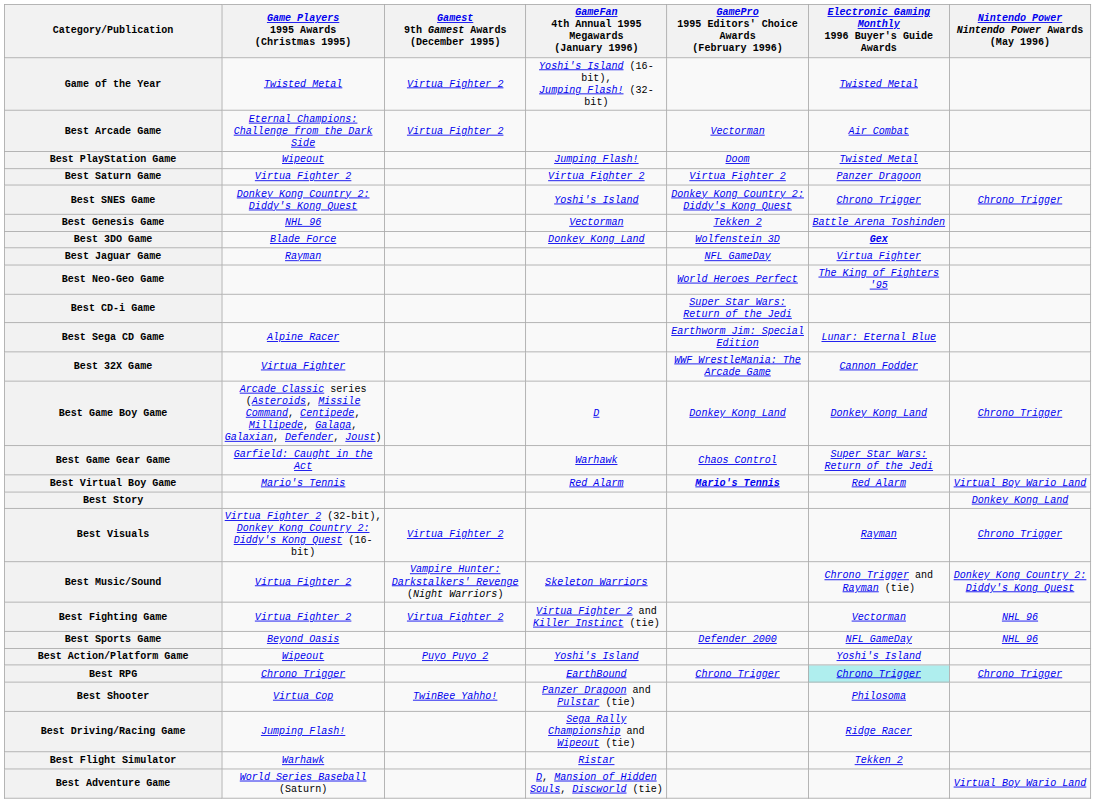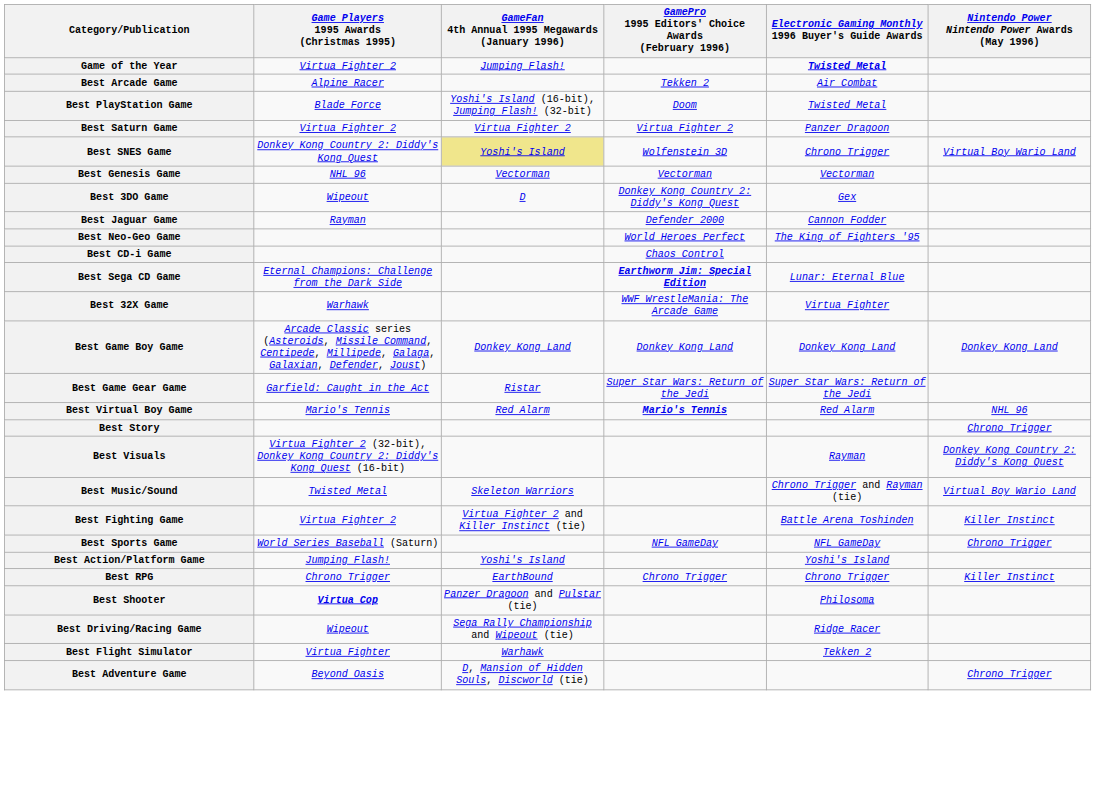- column: (455, 31)
(303, 84) Twisted Metal -> (348, 66) Virtua Fighter 2
(596, 84) Yoshi's Island (16-bit), Jumping Flash! (32-bit) -> (523, 66) Jumping Flash!
(879, 84) normal -> (847, 66) bold
(303, 131) Eternal Champions: Challenge from the Dark Side -> (348, 83) Alpine Racer
(738, 131) Vectorman -> (685, 83) Tekken 2
(303, 160) Wipeout -> (348, 106) Blade Force
(596, 160) Jumping Flash! -> (523, 106) Yoshi's Island (16-bit), Jumping Flash! (32-bit)
(596, 200) no background -> (523, 152) khaki background
(738, 200) Donkey Kong Country 2: Diddy's Kong Quest -> (685, 152) Wolfenstein 3D
(1020, 200) Chrono Trigger -> (1009, 152) Virtual Boy Wario Land
(738, 223) Tekken 2 -> (685, 175) Vectorman
(879, 223) Battle Arena Toshinden -> (847, 175) Vectorman
(303, 240) Blade Force -> (348, 197) Wipeout
(596, 240) Donkey Kong Land -> (523, 197) D
(738, 240) Wolfenstein 3D -> (685, 197) Donkey Kong Country 2: Diddy's Kong Quest
(879, 240) bold -> (847, 197) normal
(738, 256) NFL GameDay -> (685, 220) Defender 2000
(879, 256) Virtua Fighter -> (847, 220) Cannon Fodder
(738, 308) Super Star Wars: Return of the Jedi -> (685, 254) Chaos Control
(303, 337) Alpine Racer -> (348, 277) Eternal Champions: Challenge from the Dark Side
(738, 337) normal -> (685, 277) bold
(303, 366) Virtua Fighter -> (348, 306) Warhawk
(879, 366) Cannon Fodder -> (847, 306) Virtua Fighter
(596, 413) D -> (523, 347) Donkey Kong Land
(1020, 413) Chrono Trigger -> (1009, 347) Donkey Kong Land
(596, 460) Warhawk -> (523, 388) Ristar
(738, 460) Chaos Control -> (685, 388) Super Star Wars: Return of the Jedi
(1020, 483) Virtual Boy Wario Land -> (1009, 411) NHL 96
(1020, 500) Donkey Kong Land -> (1009, 428) Chrono Trigger
(1020, 535) Chrono Trigger -> (1009, 457) Donkey Kong Country 2: Diddy's Kong Quest
(303, 582) Virtua Fighter 2 -> (348, 492) Twisted Metal
(1020, 582) Donkey Kong Country 2: Diddy's Kong Quest -> (1009, 492) Virtual Boy Wario Land
(879, 617) Vectorman -> (847, 521) Battle Arena Toshinden
(1020, 617) NHL 96 -> (1009, 521) Killer Instinct
(303, 640) Beyond Oasis -> (348, 544) World Series Baseball (Saturn)
(738, 640) Defender 2000 -> (685, 544) NFL GameDay
(1020, 640) NHL 96 -> (1009, 544) Chrono Trigger
(303, 657) Wipeout -> (348, 561) Jumping Flash!
(879, 674) paleturquoise background -> (847, 577) no background
(1020, 674) Chrono Trigger -> (1009, 577) Killer Instinct
(303, 697) normal -> (348, 600) bold
(303, 732) Jumping Flash! -> (348, 629) Wipeout
(303, 761) Warhawk -> (348, 652) Virtua Fighter
(596, 761) Ristar -> (523, 652) Warhawk
(303, 783) World Series Baseball (Saturn) -> (348, 675) Beyond Oasis
(1020, 783) Virtual Boy Wario Land -> (1009, 675) Chrono Trigger
